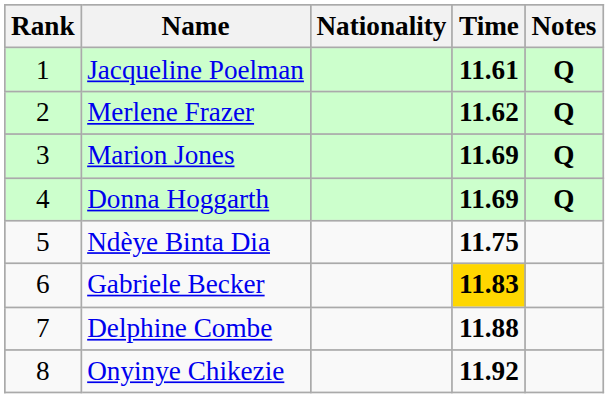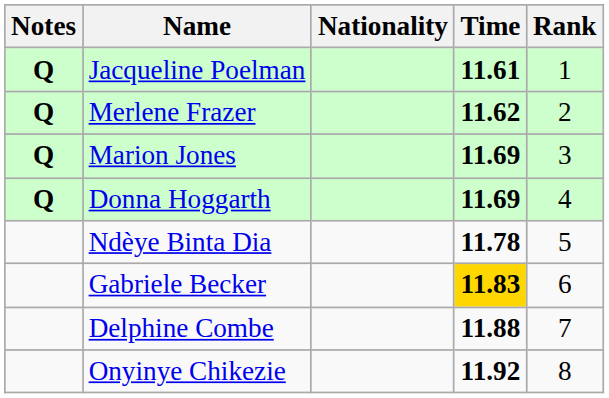columns swapped: (43, 26) <-> (564, 26)
(489, 241) 11.75 -> (490, 241) 11.78
